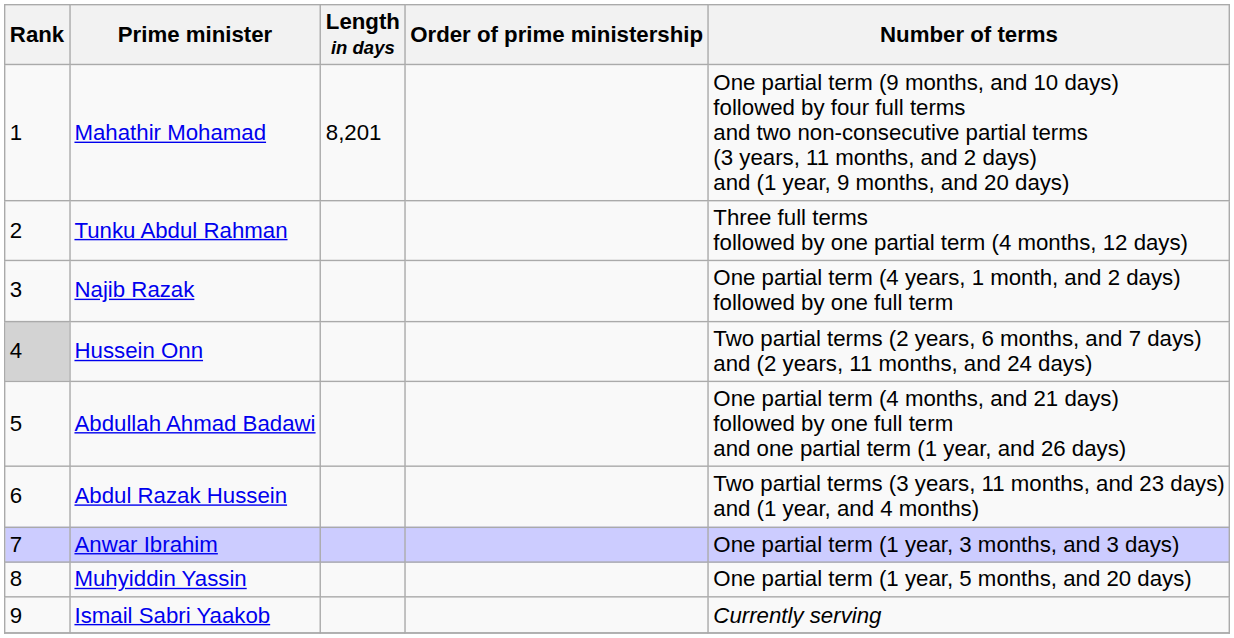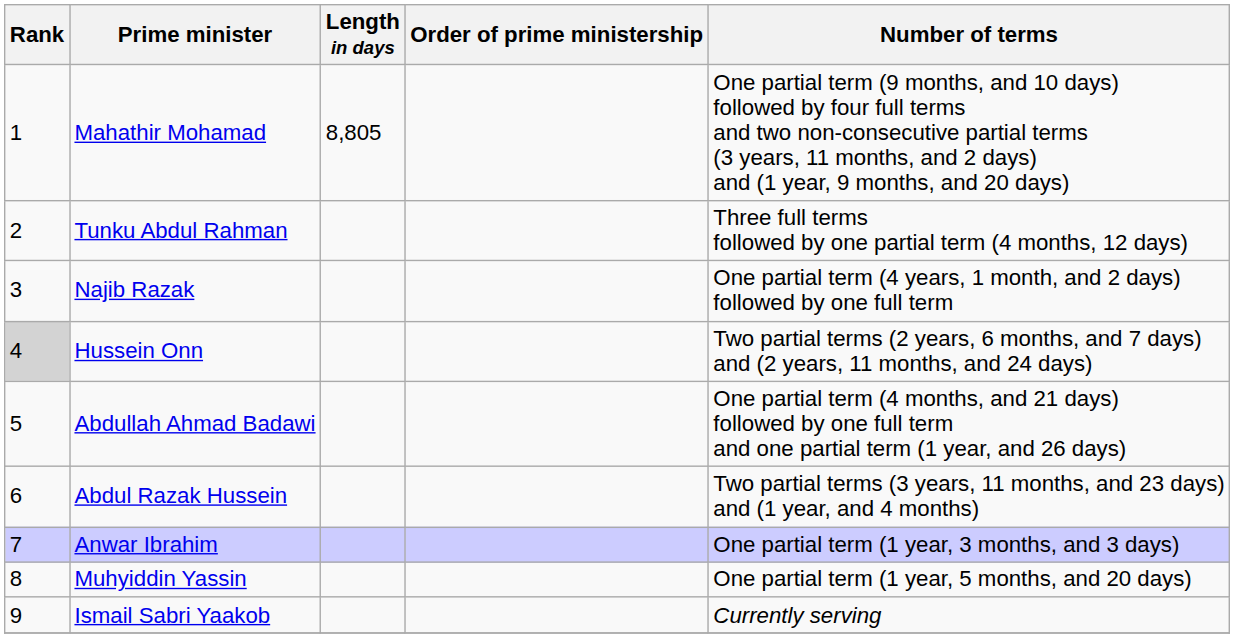(354, 132) 8,201 -> (354, 132) 8,805
